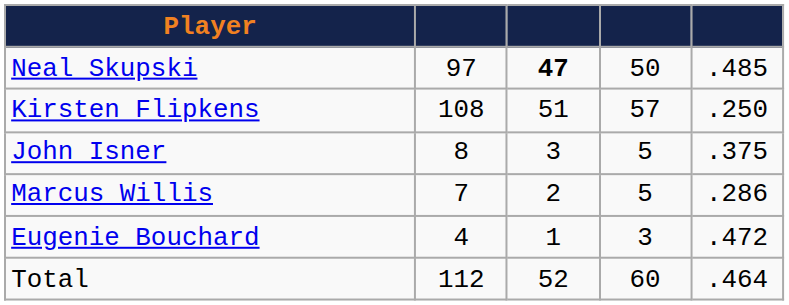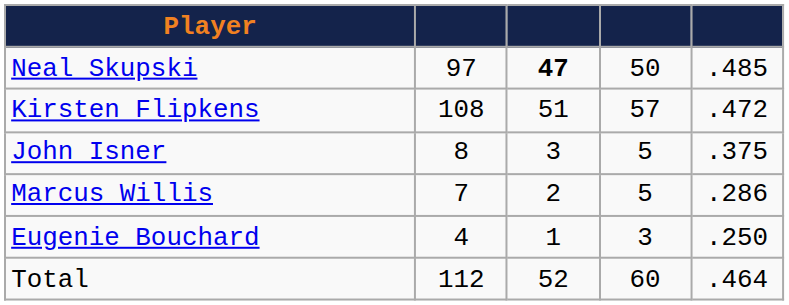(737, 110) .250 -> (737, 110) .472
(737, 237) .472 -> (737, 237) .250
